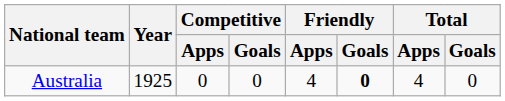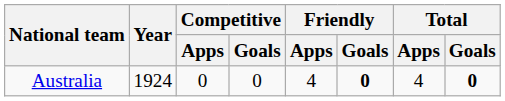(153, 80) 1925 -> (153, 80) 1924
(472, 80) normal -> (472, 80) bold
